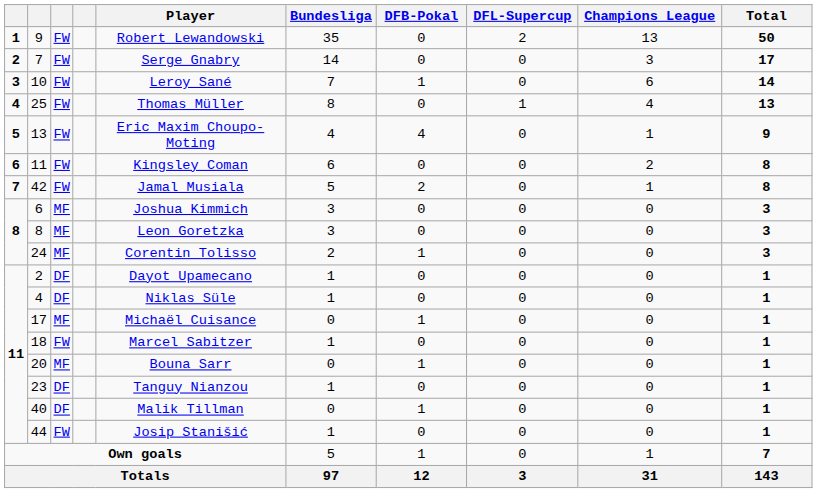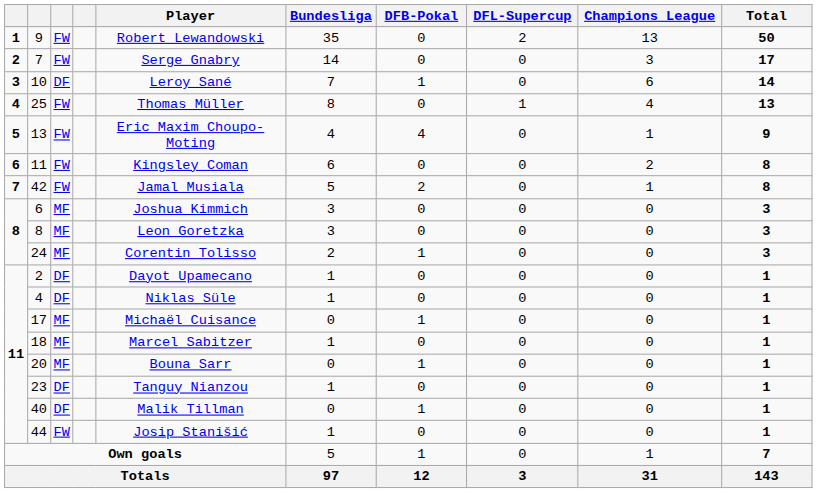(62, 82) FW -> (62, 82) DF
(62, 343) FW -> (62, 343) MF
